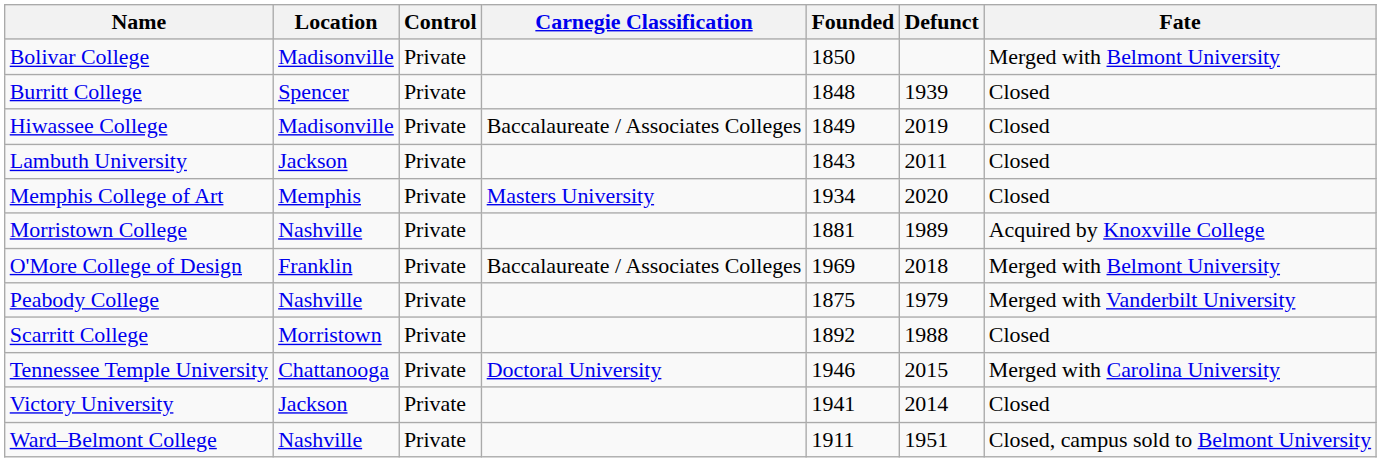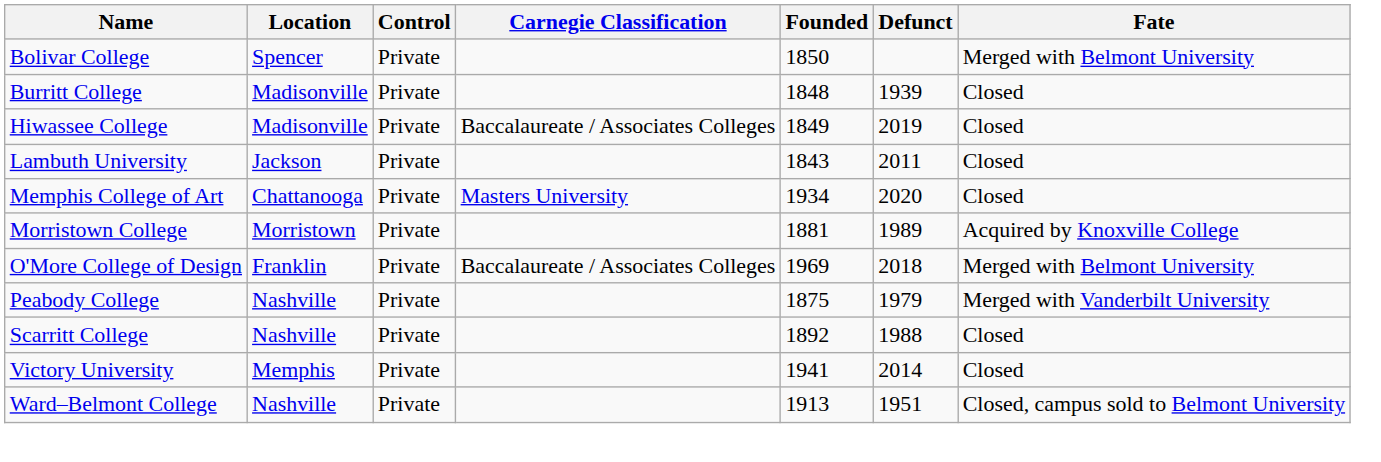(336, 56) Madisonville -> (287, 56) Spencer
(313, 91) Spencer -> (310, 91) Madisonville
(320, 195) Memphis -> (307, 195) Chattanooga
(320, 230) Nashville -> (304, 230) Morristown
(330, 334) Morristown -> (294, 334) Nashville
- row: (139, 369)
(313, 404) Jackson -> (293, 369) Memphis
(833, 439) 1911 -> (807, 404) 1913
